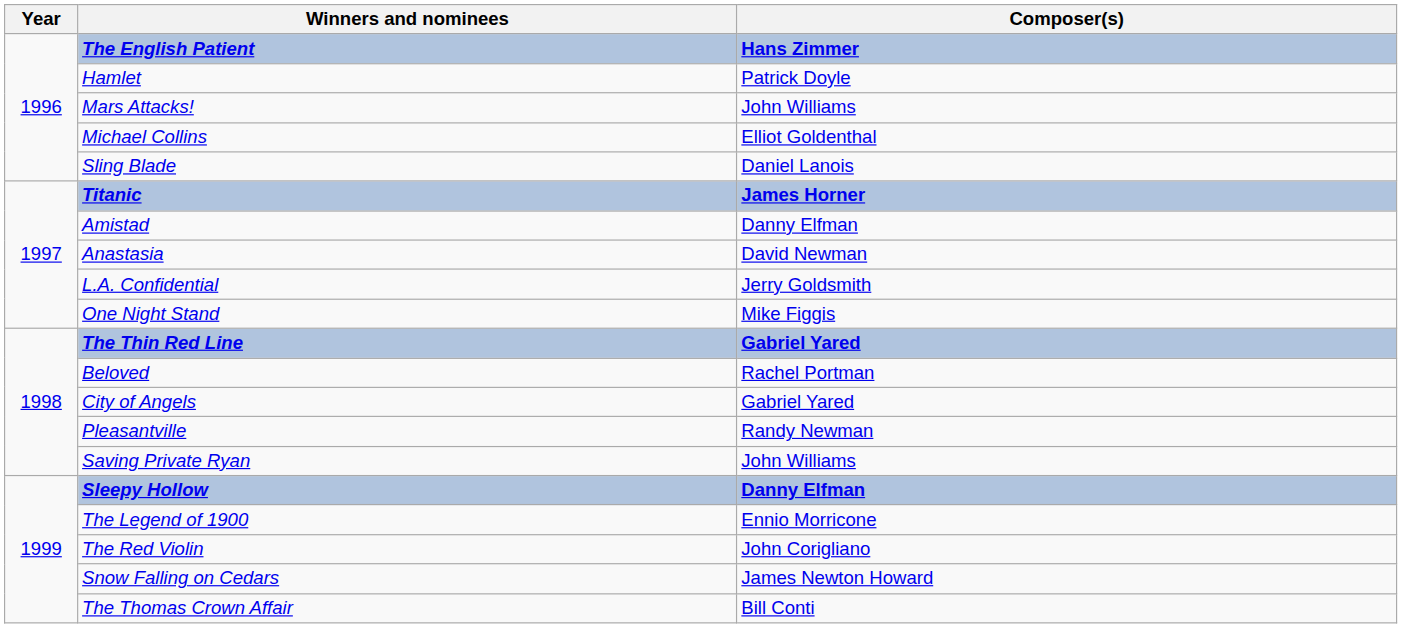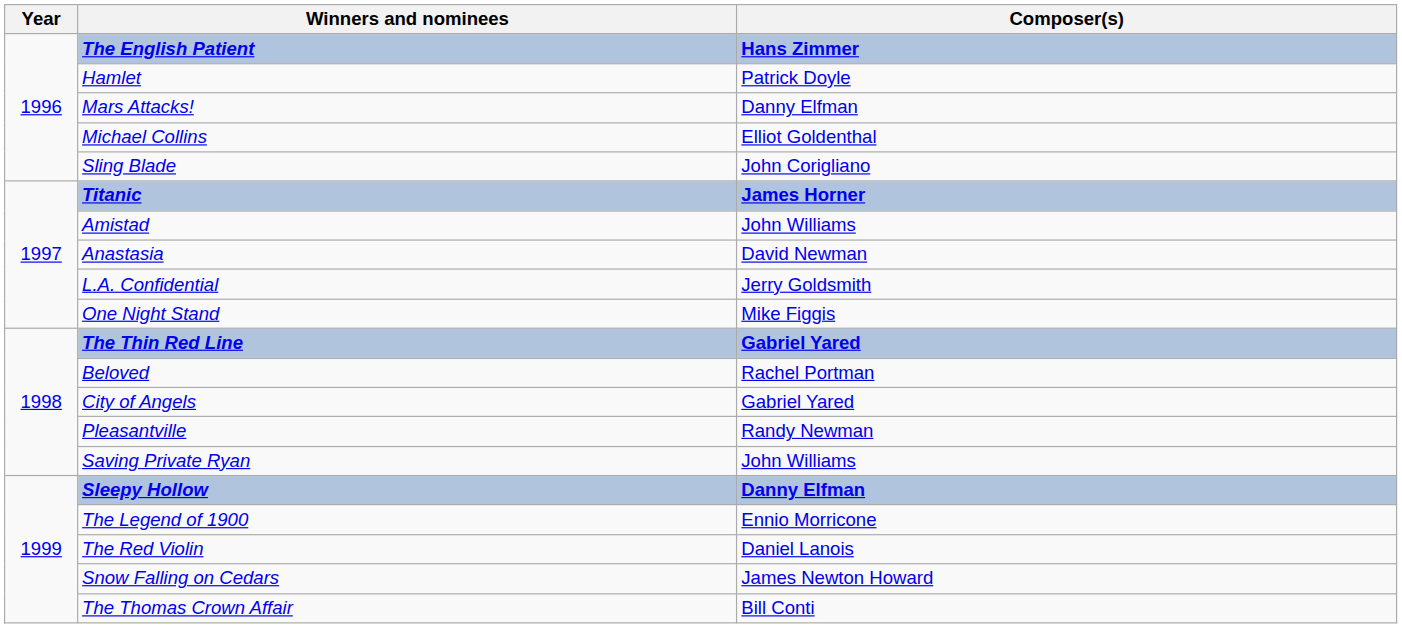(799, 107) John Williams -> (800, 107) Danny Elfman
(798, 166) Daniel Lanois -> (806, 166) John Corigliano
(800, 225) Danny Elfman -> (799, 225) John Williams
(806, 549) John Corigliano -> (798, 549) Daniel Lanois
